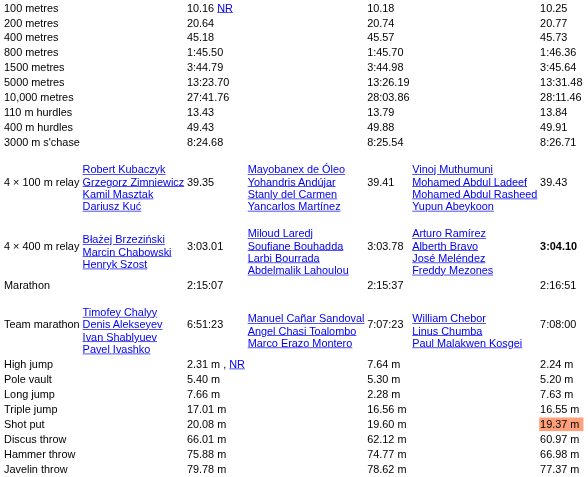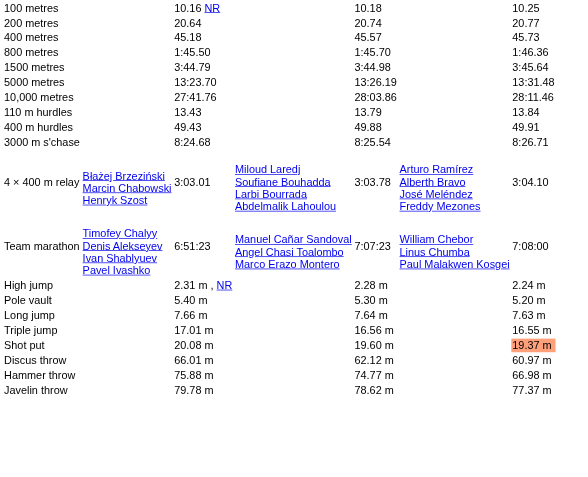- row: (42, 182)
(559, 246) bold -> (530, 182) normal
- row: (27, 285)
(384, 364) 7.64 m -> (371, 285) 2.28 m
(384, 394) 2.28 m -> (371, 315) 7.64 m
